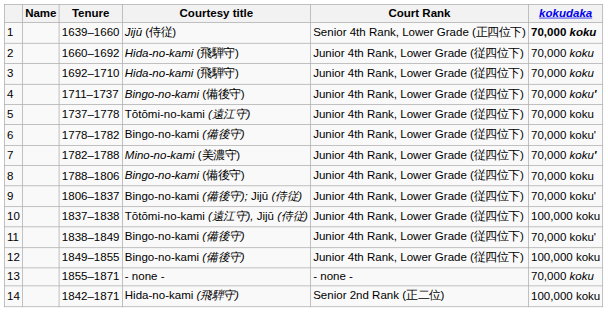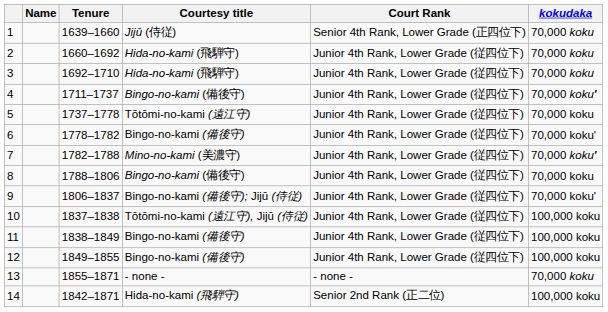(564, 32) bold -> (562, 32) normal
(564, 237) 70,000 koku' -> (566, 237) 100,000 koku
